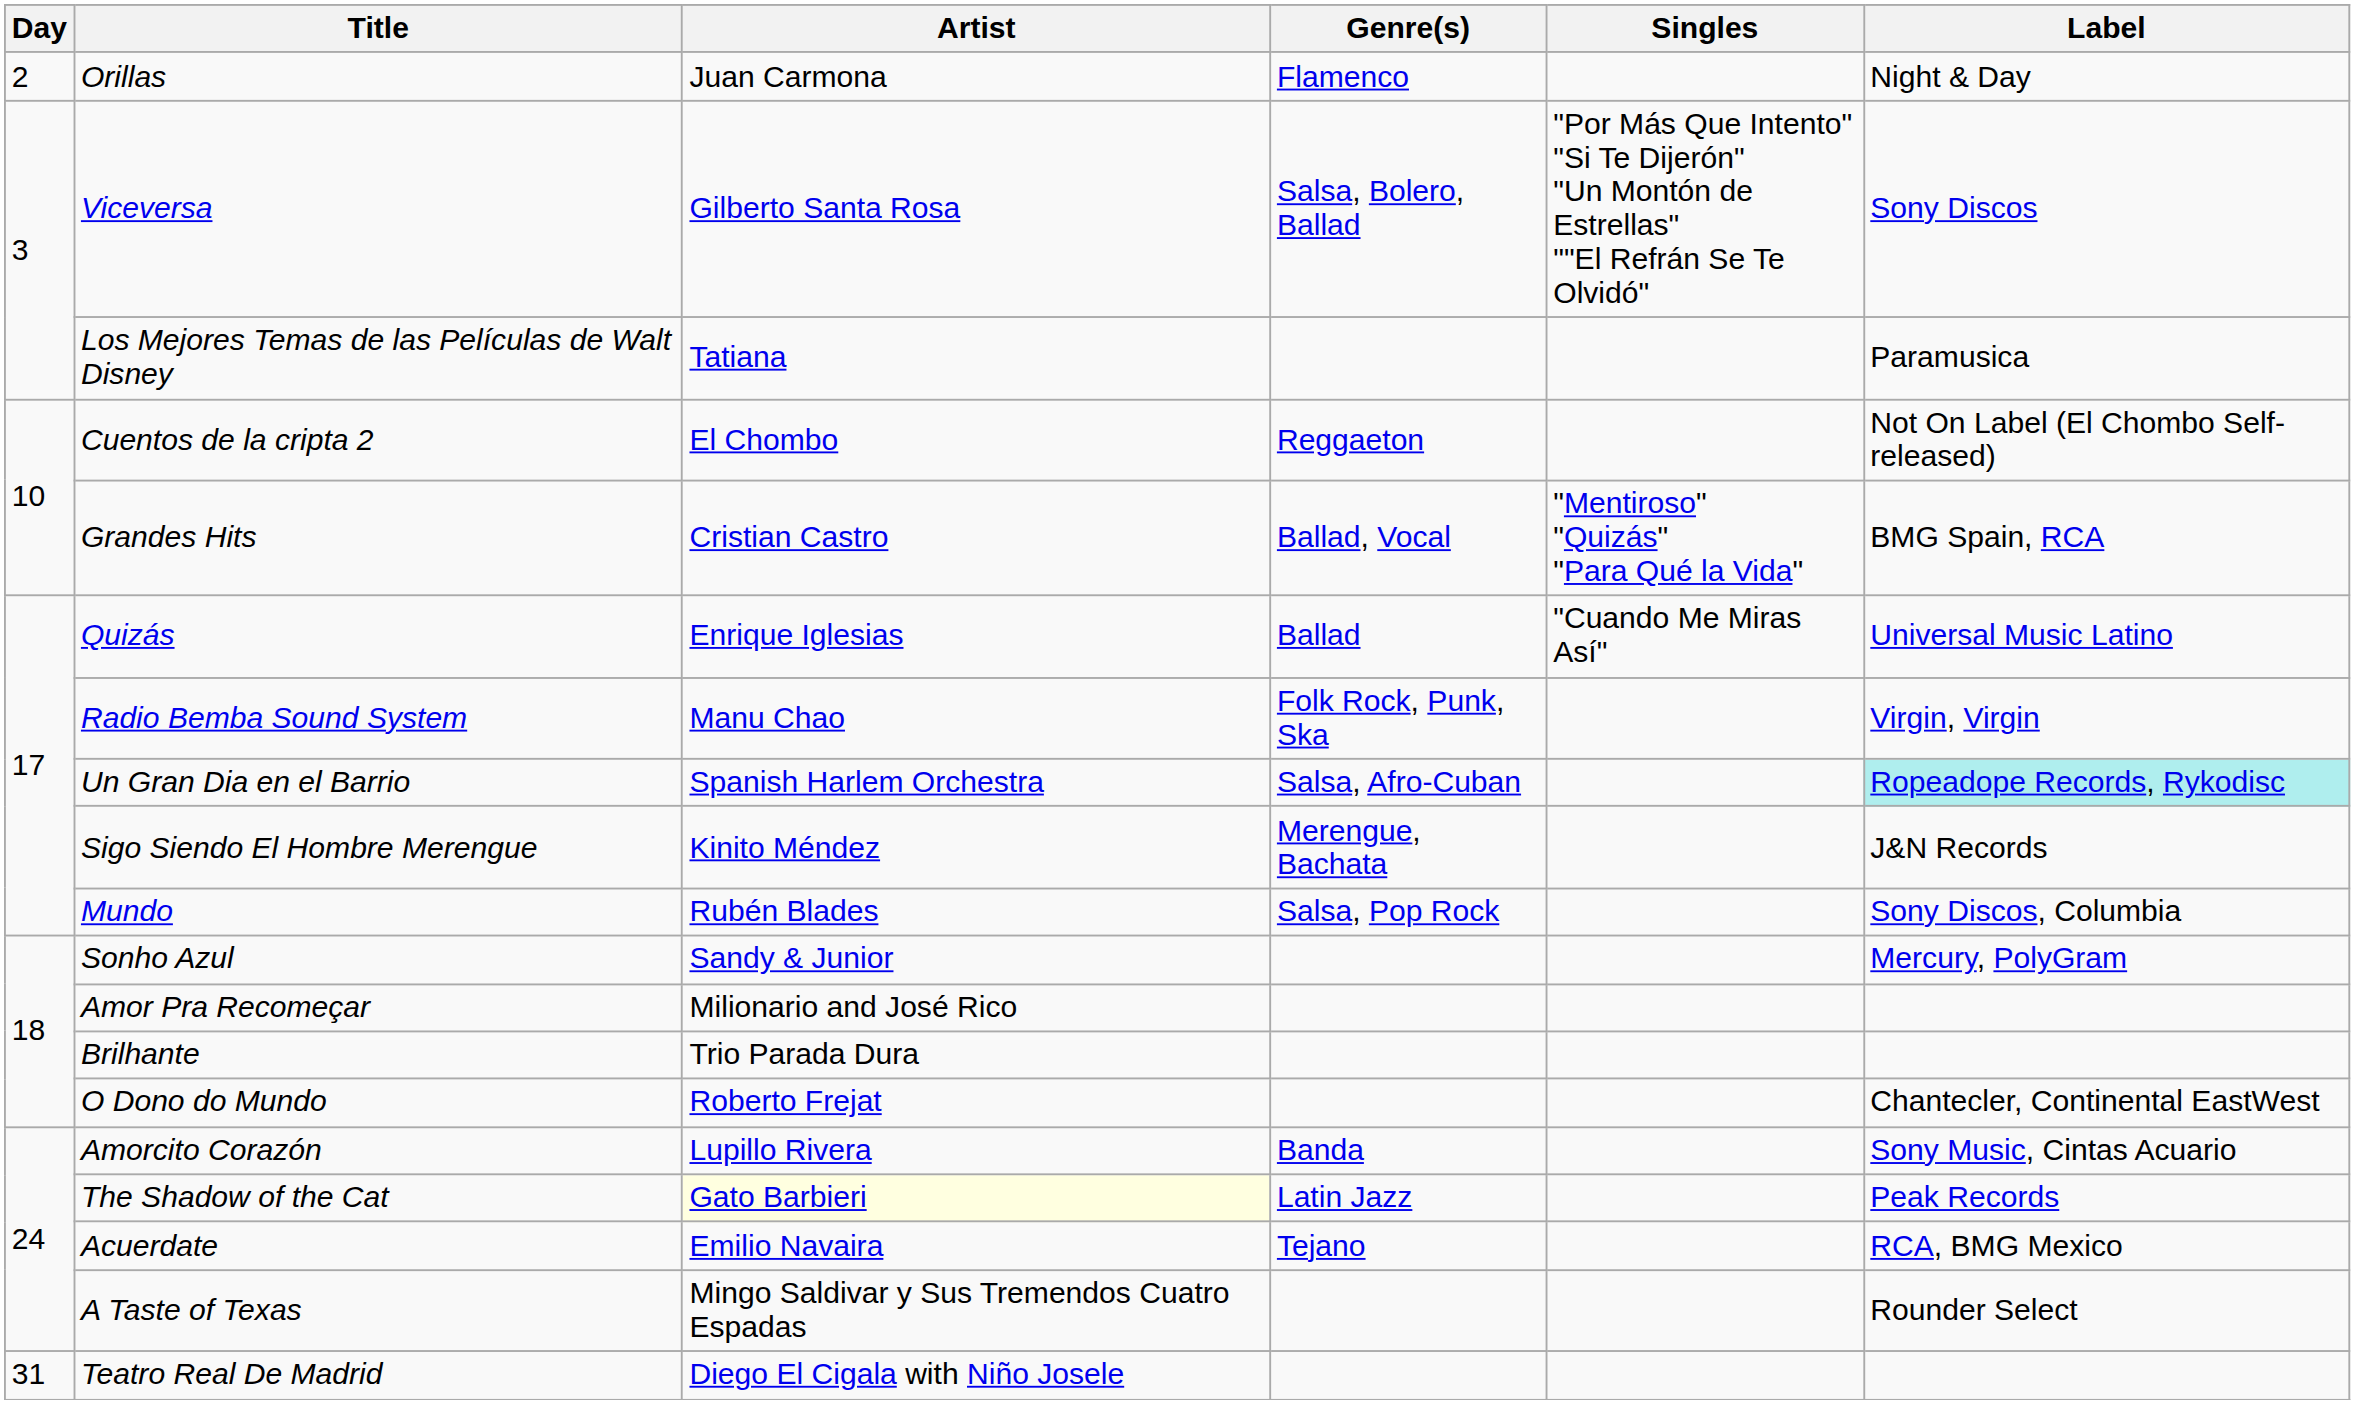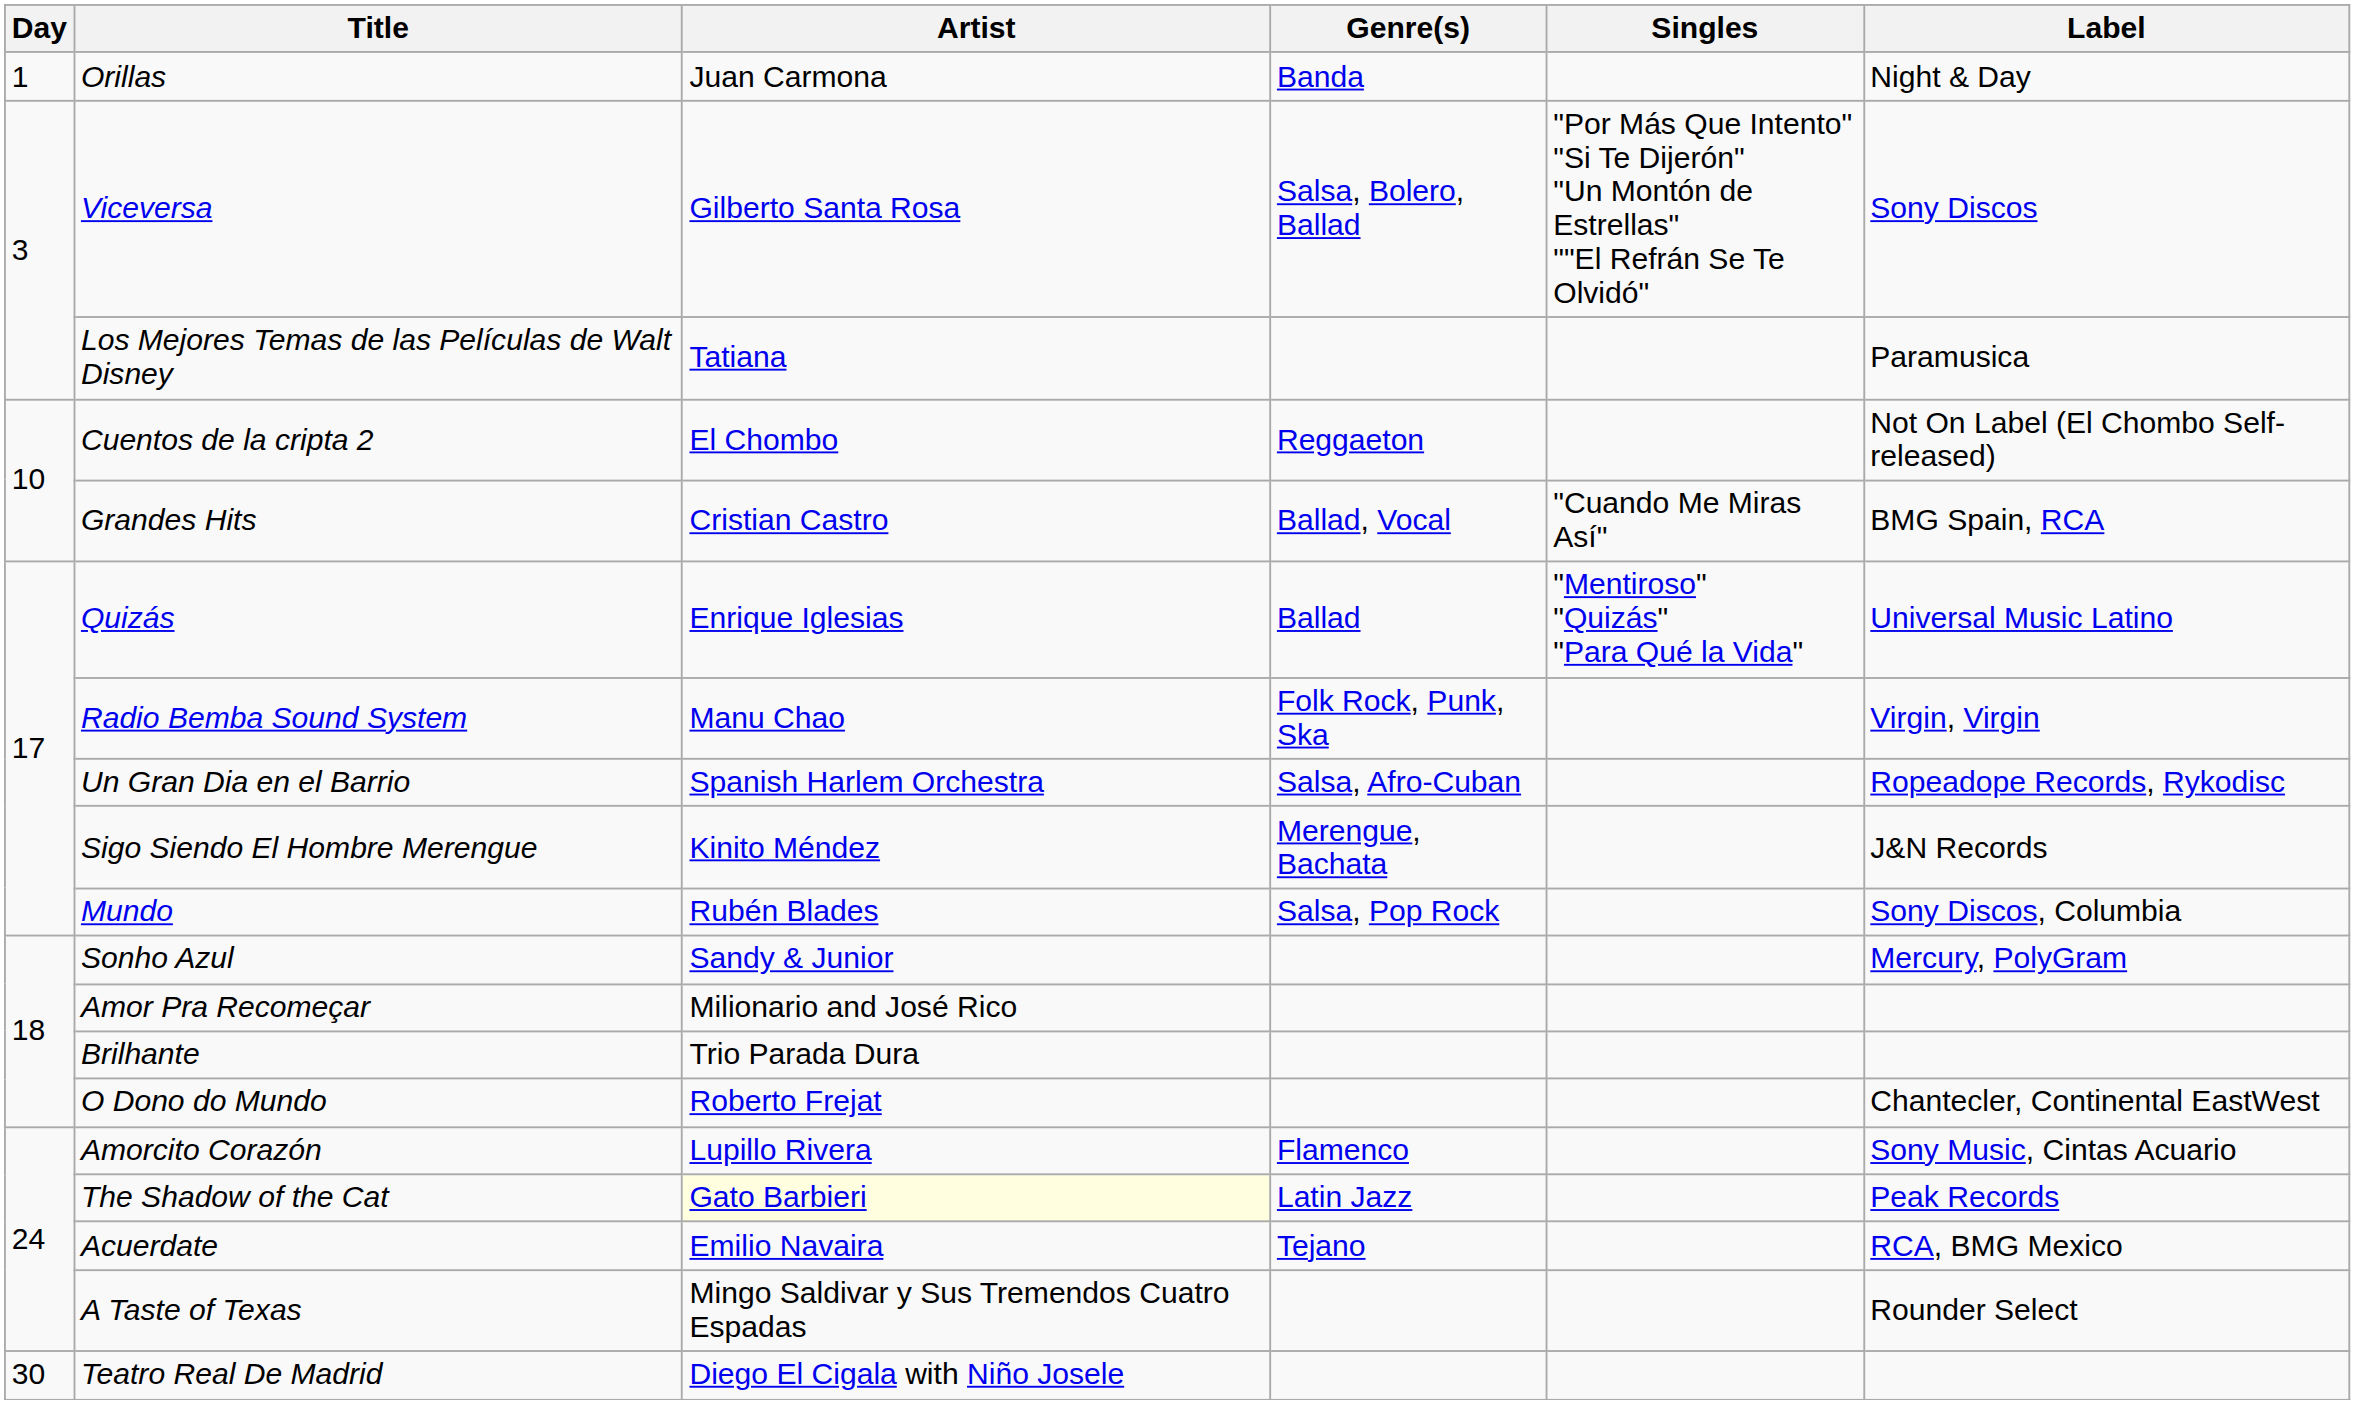(20, 76) 2 -> (20, 76) 1
(1343, 76) Flamenco -> (1320, 76) Banda
(1678, 537) "Mentiroso" "Quizás" "Para Qué la Vida" -> (1677, 520) "Cuando Me Miras Así"
(1677, 636) "Cuando Me Miras Así" -> (1678, 619) "Mentiroso" "Quizás" "Para Qué la Vida"
(2078, 782) paleturquoise background -> (2078, 782) no background
(1320, 1150) Banda -> (1343, 1150) Flamenco
(29, 1374) 31 -> (29, 1374) 30
